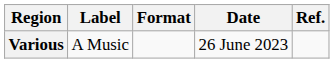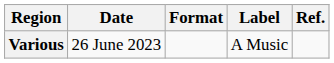columns swapped: (243, 17) <-> (100, 17)
